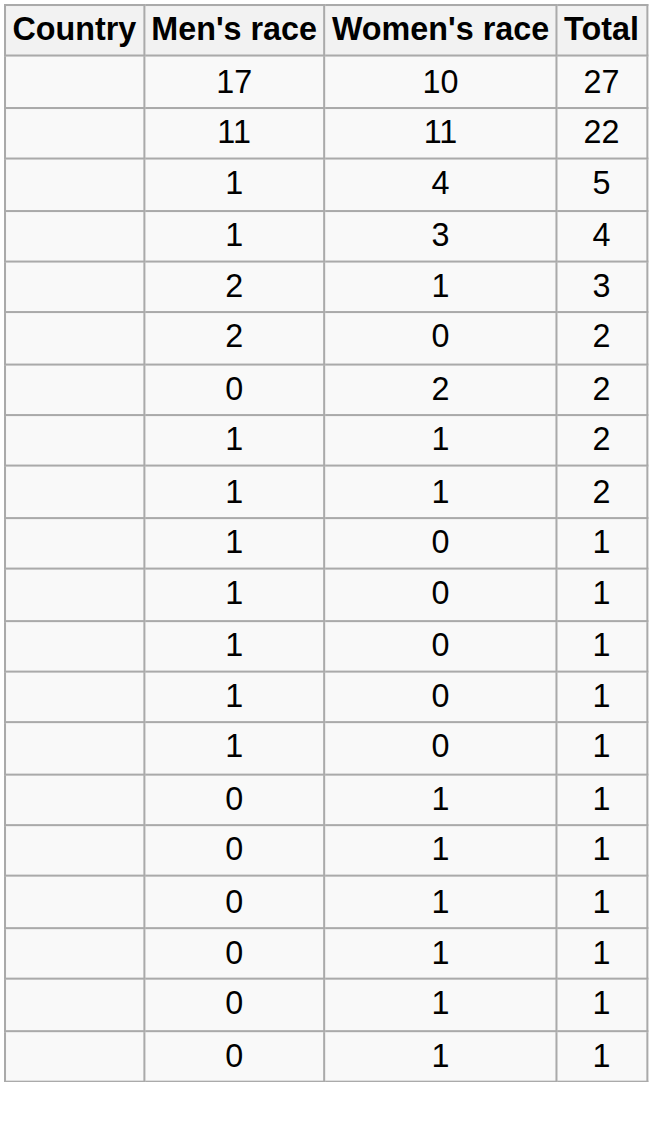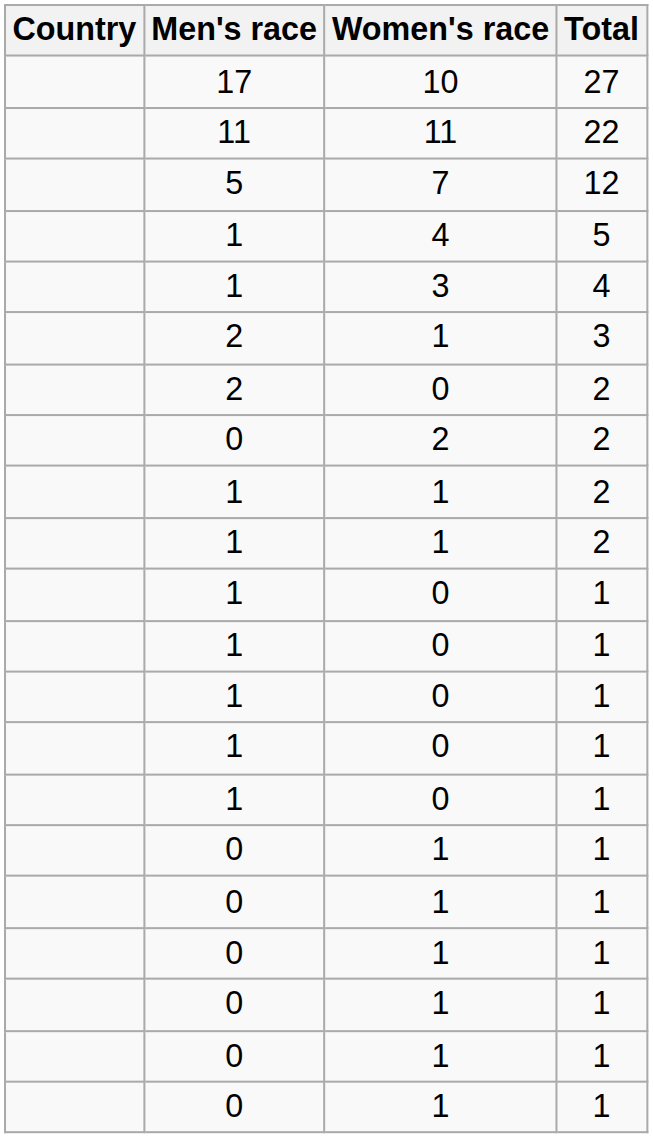+ row: (441, 183)
